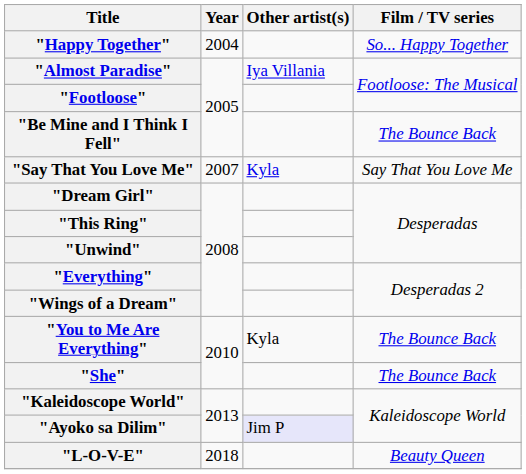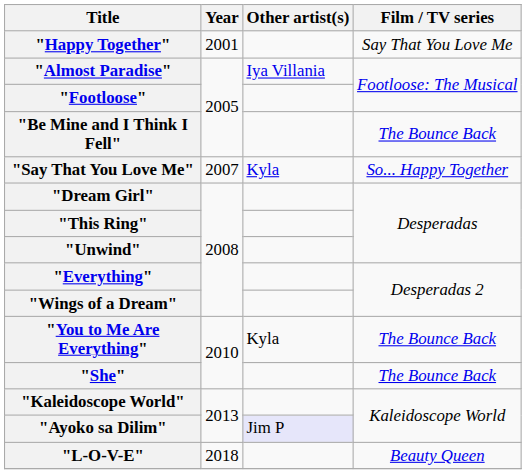(222, 44) 2004 -> (222, 44) 2001
(437, 44) So... Happy Together -> (437, 44) Say That You Love Me
(437, 169) Say That You Love Me -> (437, 169) So... Happy Together
